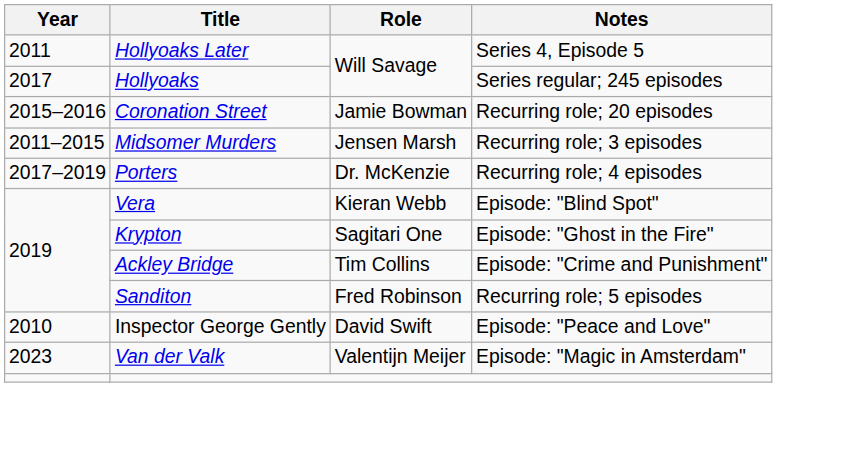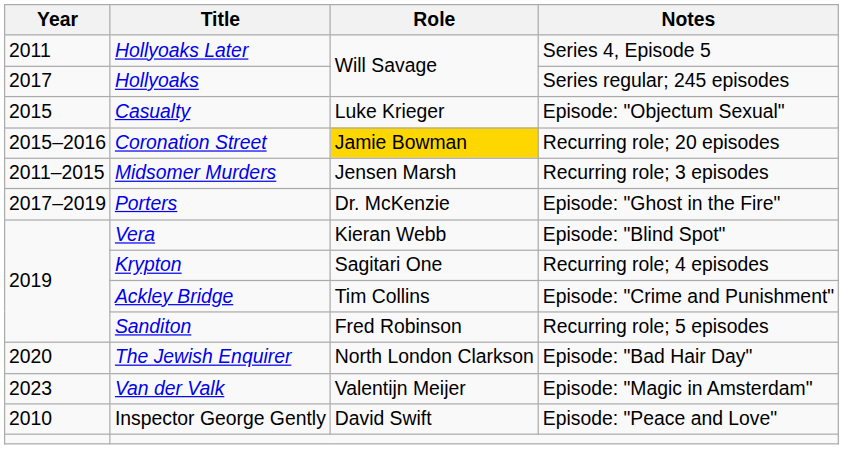+ row: (153, 111)
(401, 111) no background -> (401, 142) gold background
(589, 173) Recurring role; 4 episodes -> (662, 204) Episode: "Ghost in the Fire"
(595, 234) Episode: "Ghost in the Fire" -> (656, 265) Recurring role; 4 episodes
+ row: (203, 357)
rows swapped: (170, 357) <-> (220, 326)
